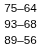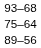rows swapped: (21, 8) <-> (21, 24)
